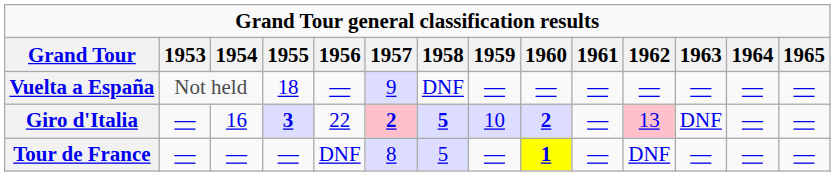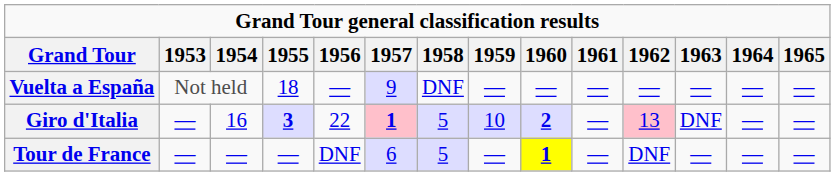(391, 120) 2 -> (391, 120) 1
(443, 120) bold -> (443, 120) normal
(391, 154) 8 -> (391, 154) 6
